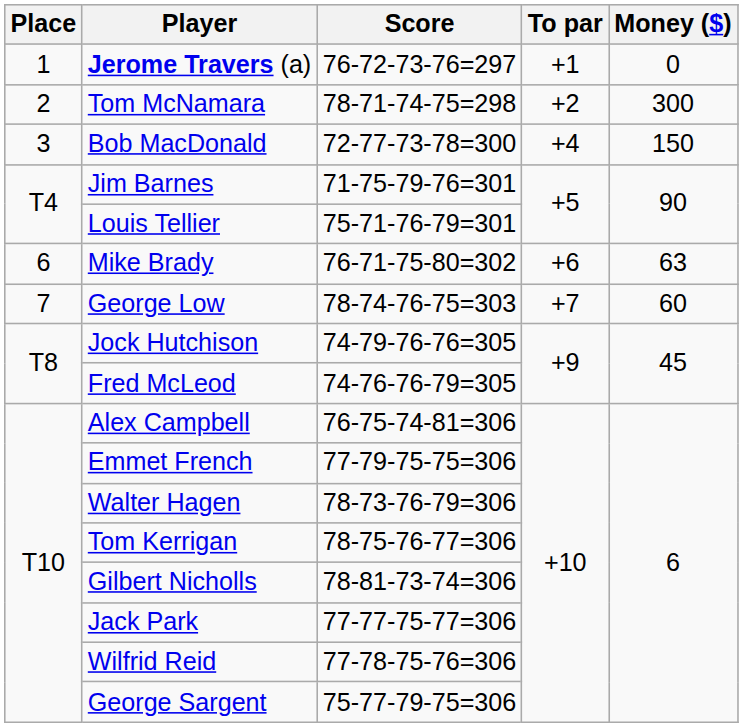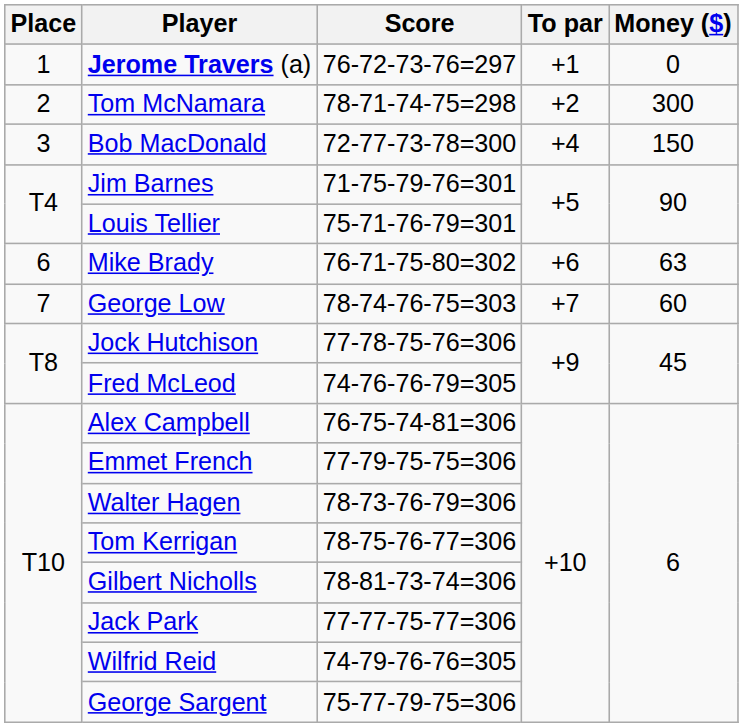(420, 343) 74-79-76-76=305 -> (420, 343) 77-78-75-76=306
(420, 661) 77-78-75-76=306 -> (420, 661) 74-79-76-76=305
